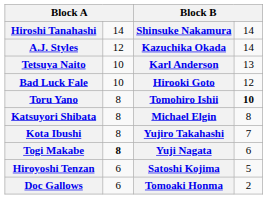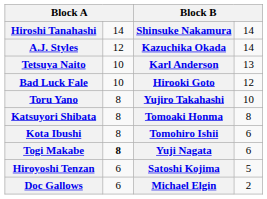(184, 99) Tomohiro Ishii -> (184, 99) Yujiro Takahashi
(248, 99) bold -> (248, 99) normal
(184, 116) Michael Elgin -> (184, 116) Tomoaki Honma
(184, 133) Yujiro Takahashi -> (184, 133) Tomohiro Ishii
(248, 133) 7 -> (248, 133) 6
(184, 185) Tomoaki Honma -> (184, 185) Michael Elgin
